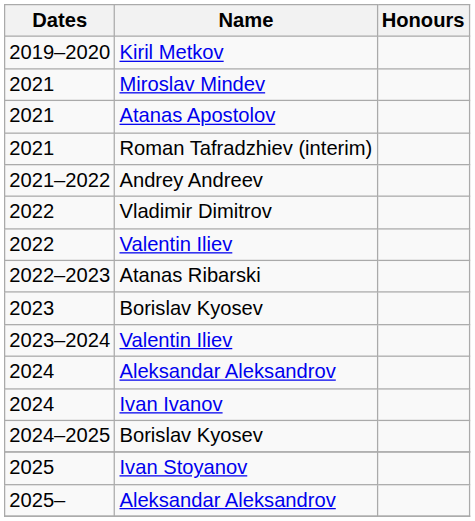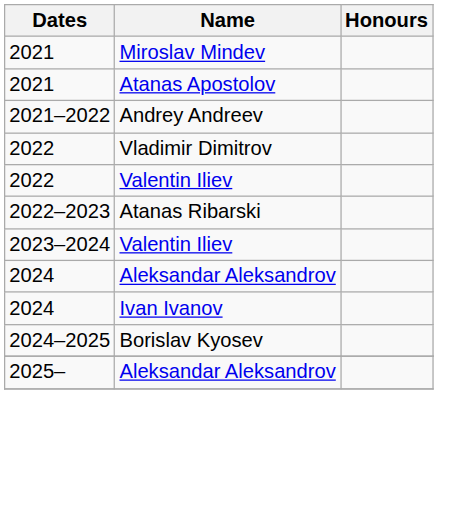- row: (60, 52)
- row: (32, 148)
- row: (32, 308)
- row: (32, 468)
